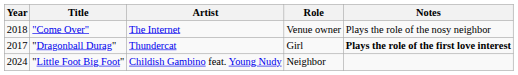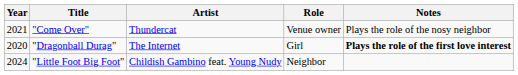(17, 29) 2018 -> (17, 29) 2021
(155, 29) The Internet -> (153, 29) Thundercat
(17, 45) 2017 -> (17, 45) 2020
(153, 45) Thundercat -> (155, 45) The Internet
